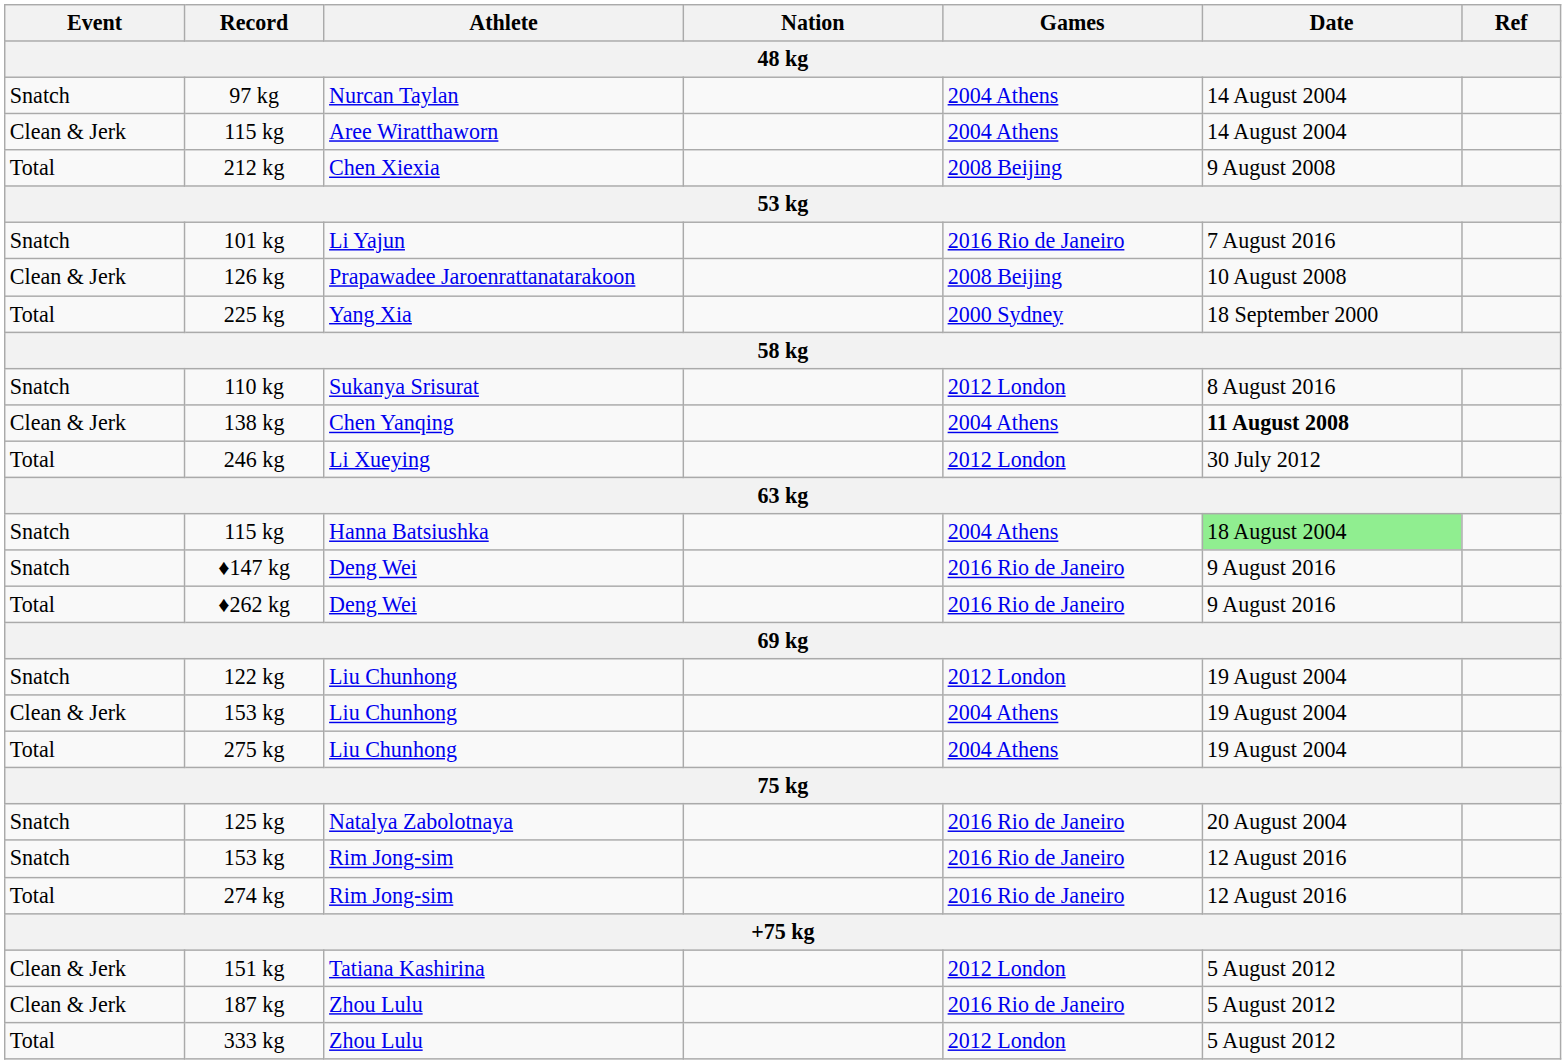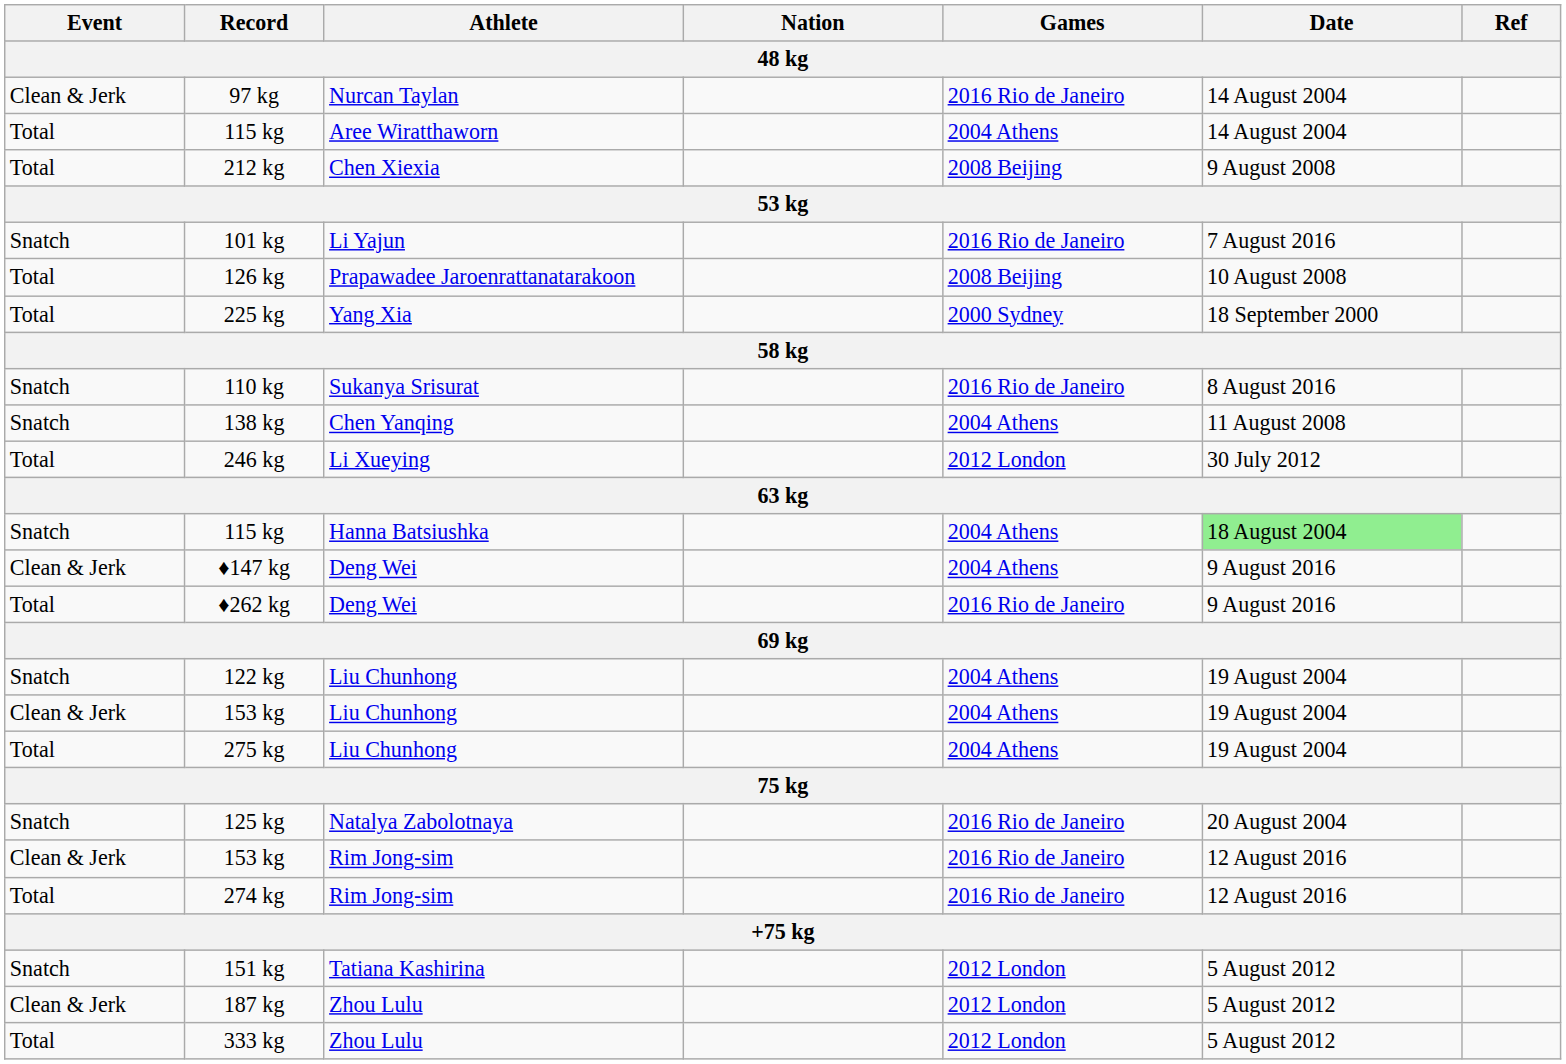(40, 95) Snatch -> (68, 95) Clean & Jerk
(1003, 95) 2004 Athens -> (1036, 95) 2016 Rio de Janeiro
(68, 131) Clean & Jerk -> (32, 131) Total
(68, 277) Clean & Jerk -> (32, 277) Total
(1007, 386) 2012 London -> (1036, 386) 2016 Rio de Janeiro
(68, 422) Clean & Jerk -> (40, 422) Snatch
(1278, 422) bold -> (1276, 422) normal
(40, 567) Snatch -> (68, 567) Clean & Jerk
(1036, 567) 2016 Rio de Janeiro -> (1003, 567) 2004 Athens
(1007, 676) 2012 London -> (1003, 676) 2004 Athens
(40, 858) Snatch -> (68, 858) Clean & Jerk
(68, 967) Clean & Jerk -> (40, 967) Snatch
(1036, 1004) 2016 Rio de Janeiro -> (1007, 1004) 2012 London
